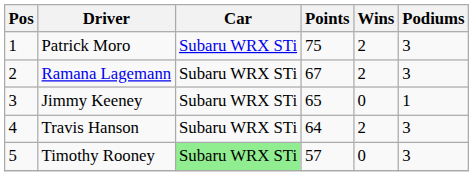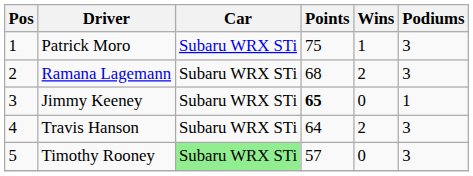(362, 45) 2 -> (362, 45) 1
(313, 73) 67 -> (313, 73) 68
(313, 100) normal -> (313, 100) bold
